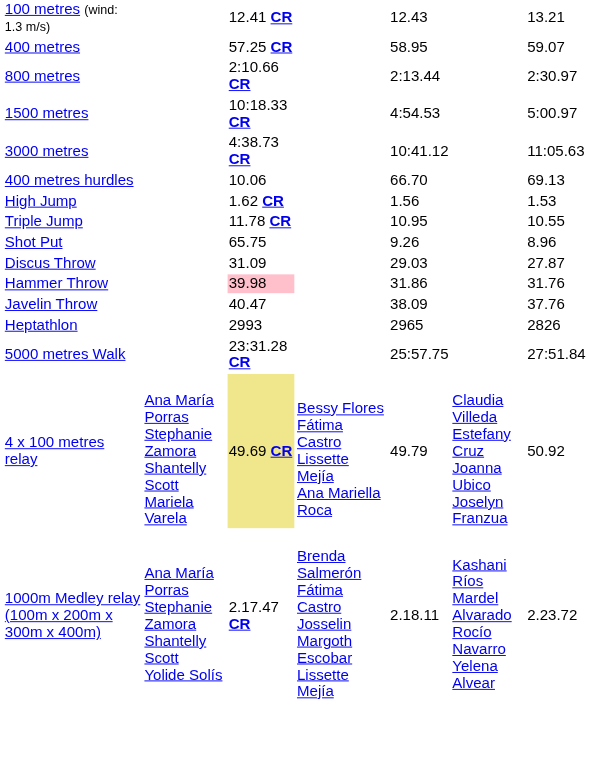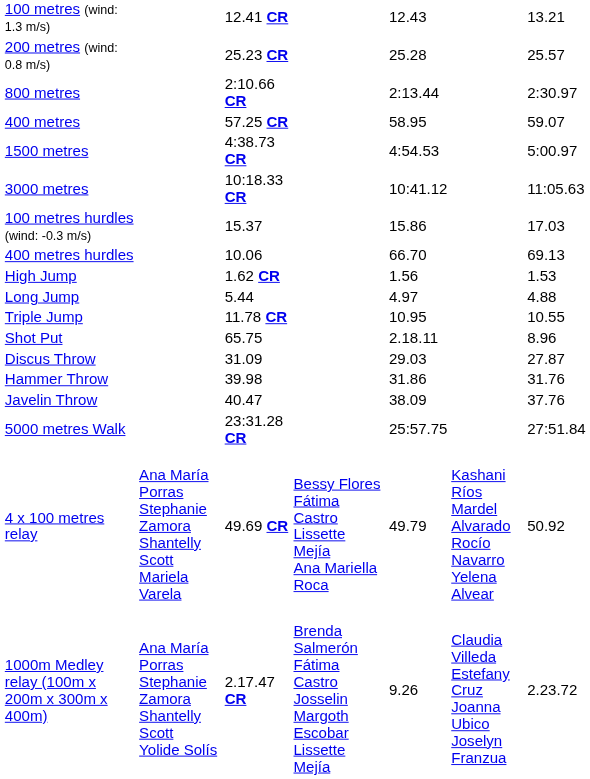+ row: (61, 55)
rows swapped: (42, 46) <-> (42, 76)
(258, 113) 10:18.33 CR -> (250, 151) 4:38.73 CR
(254, 151) 4:38.73 CR -> (254, 188) 10:18.33 CR
+ row: (69, 226)
+ row: (42, 296)
(405, 242) 9.26 -> (413, 338) 2.18.11
(248, 283) pink background -> (244, 379) no background
- row: (41, 325)
(261, 451) khaki background -> (256, 526) no background
(482, 459) Claudia Villeda Estefany Cruz Joanna Ubico Joselyn Franzua -> (481, 534) Kashani Ríos Mardel Alvarado Rocío Navarro Yelena Alvear
(415, 615) 2.18.11 -> (404, 690) 9.26
(482, 624) Kashani Ríos Mardel Alvarado Rocío Navarro Yelena Alvear -> (480, 699) Claudia Villeda Estefany Cruz Joanna Ubico Joselyn Franzua
